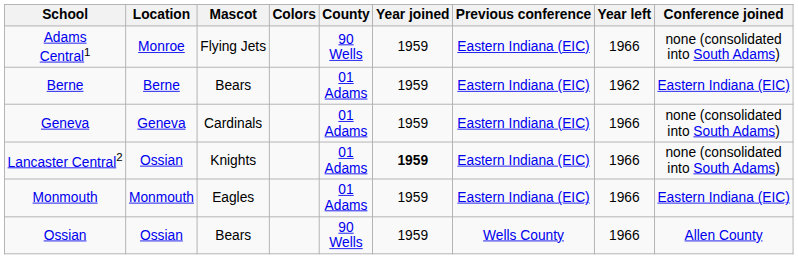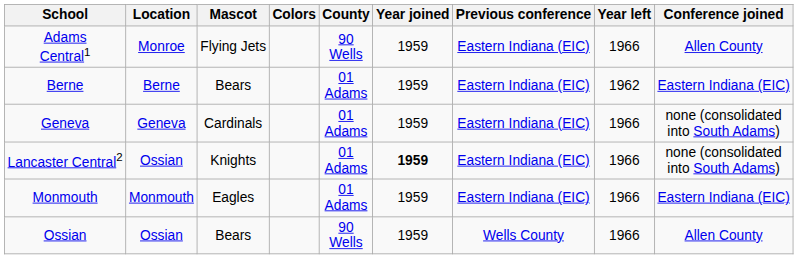(724, 46) none (consolidated into South Adams) -> (724, 46) Allen County
